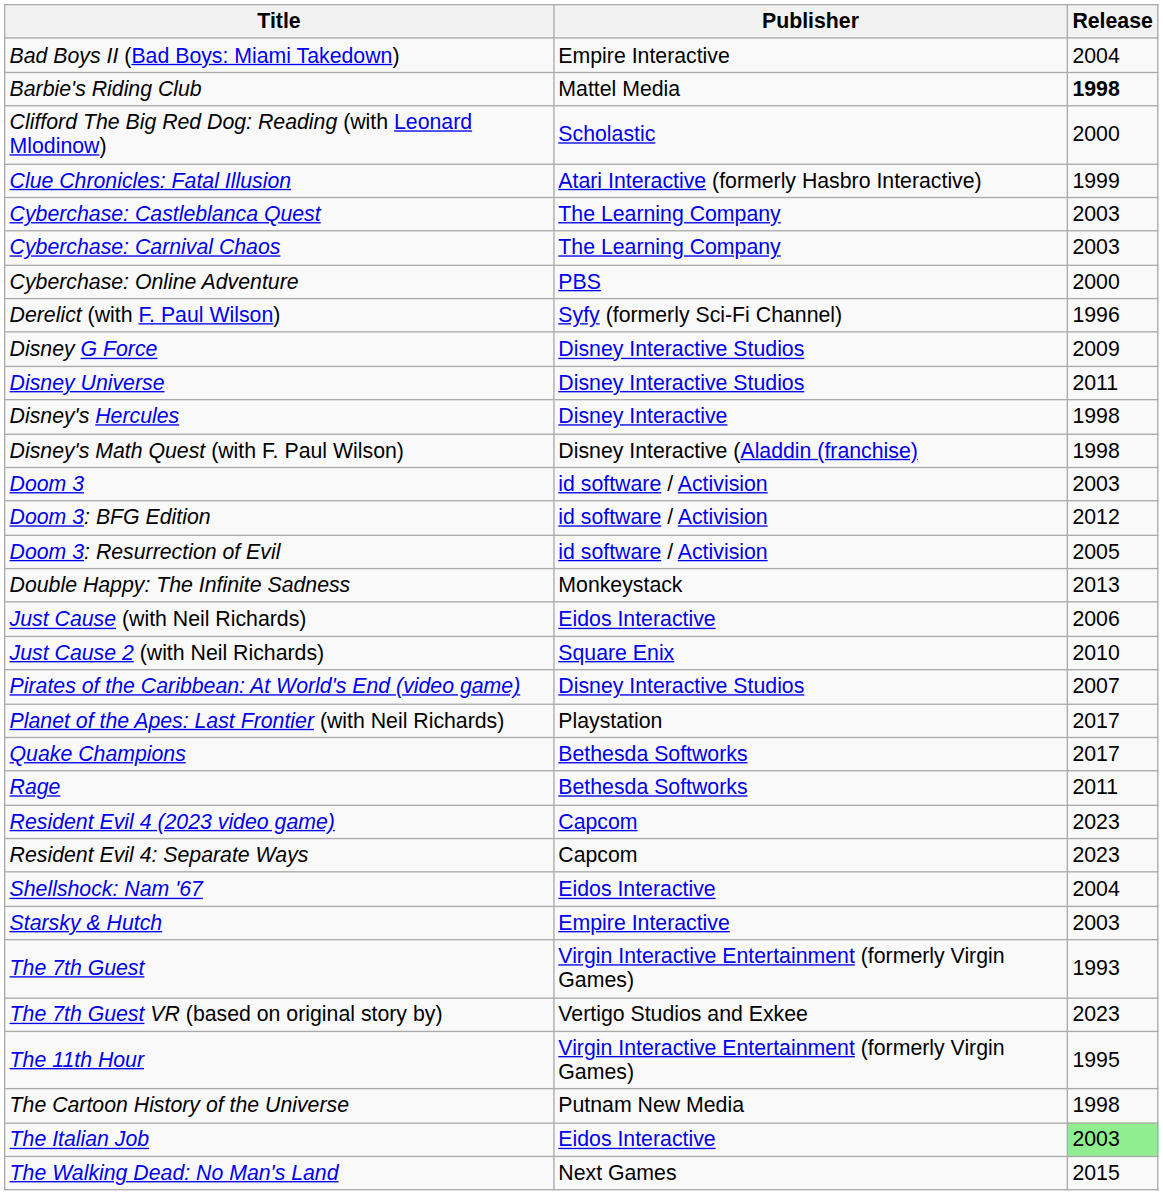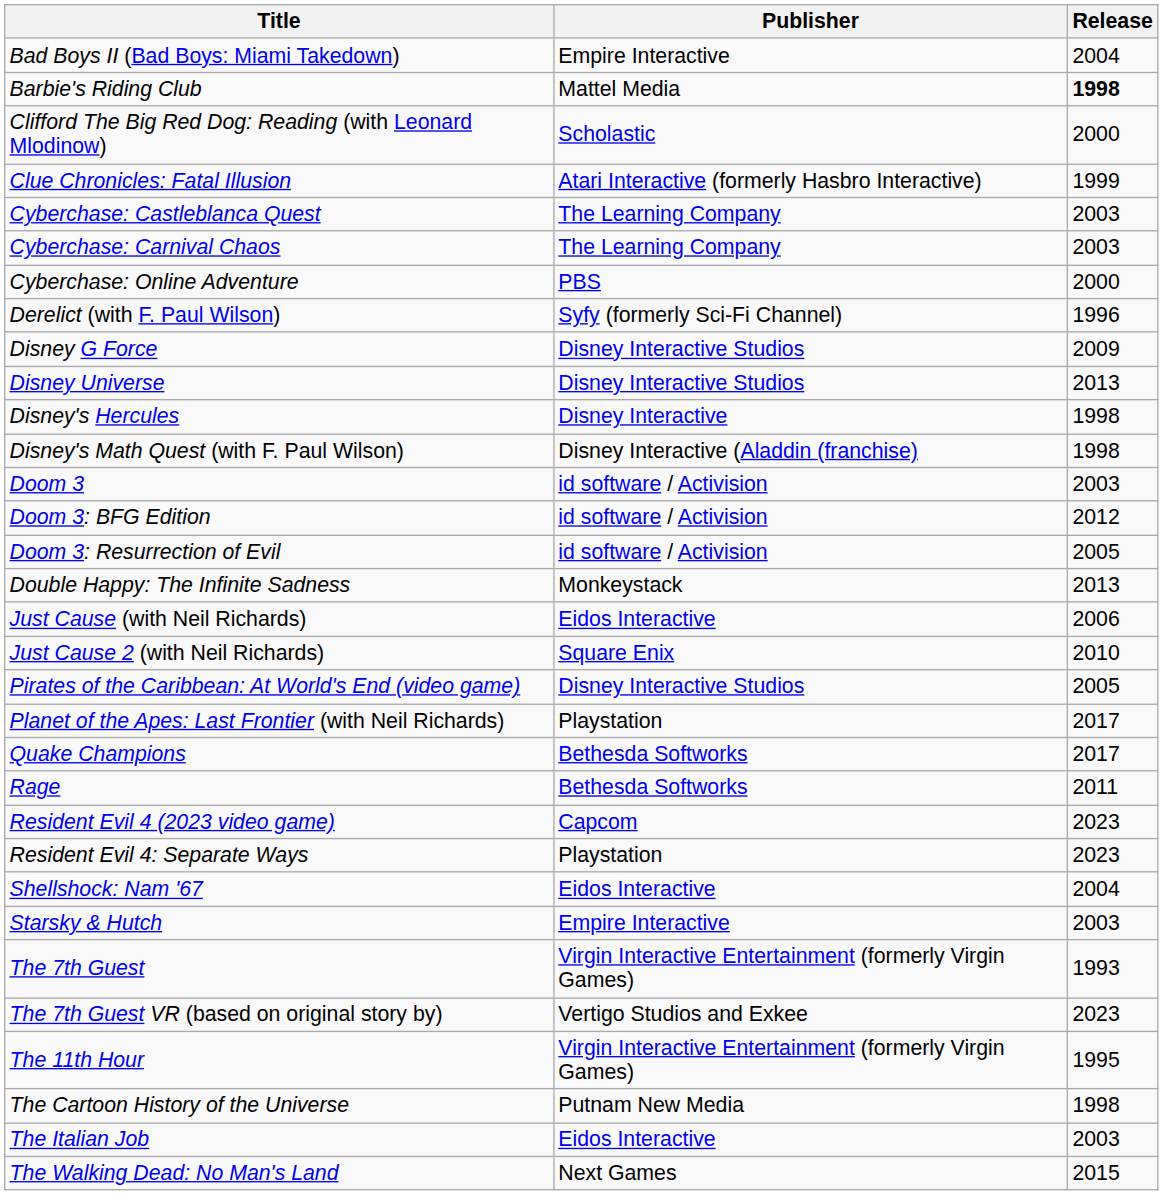(1095, 382) 2011 -> (1096, 382) 2013
(1096, 686) 2007 -> (1096, 686) 2005
(598, 855) Capcom -> (610, 855) Playstation
(1096, 1139) lightgreen background -> (1096, 1139) no background
